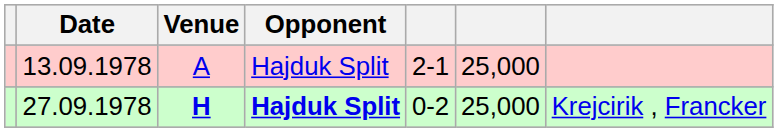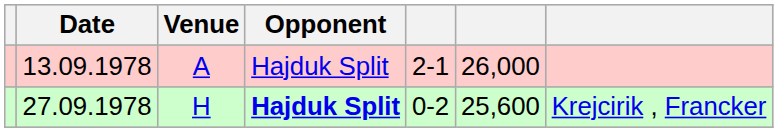(500, 65) 25,000 -> (500, 65) 26,000
(201, 106) bold -> (201, 106) normal
(500, 106) 25,000 -> (500, 106) 25,600
